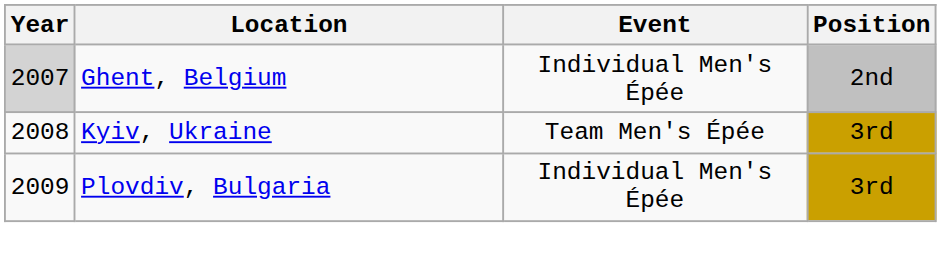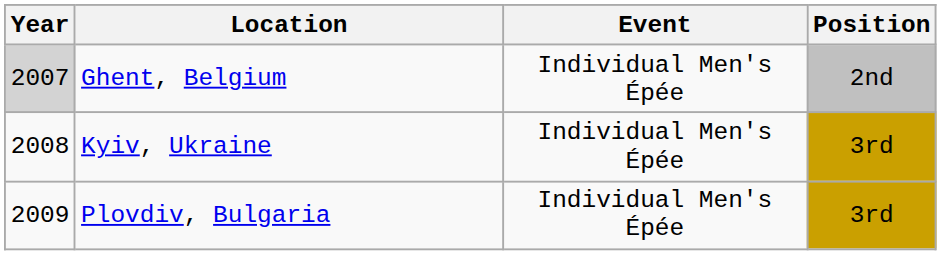(655, 133) Team Men's Épée -> (655, 147) Individual Men's Épée
